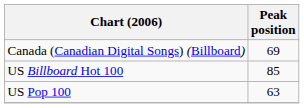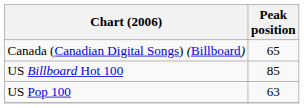(273, 50) 69 -> (273, 50) 65
